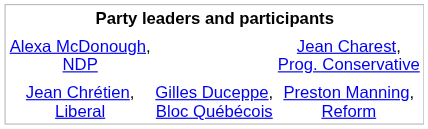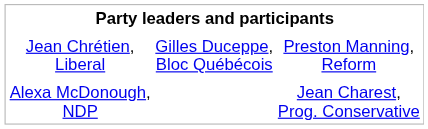rows swapped: (80, 101) <-> (80, 55)
